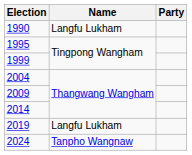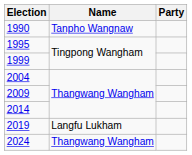(87, 28) Langfu Lukham -> (92, 28) Tanpho Wangnaw
(92, 142) Tanpho Wangnaw -> (103, 142) Thangwang Wangham
